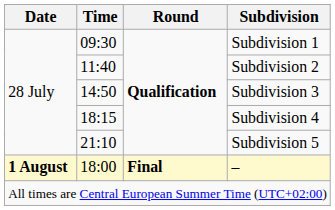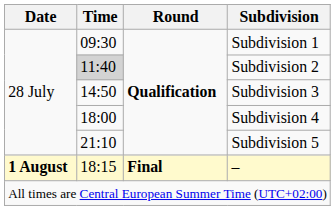(98, 67) no background -> (98, 67) lightgrey background
(98, 117) 18:15 -> (98, 117) 18:00
(98, 167) 18:00 -> (98, 167) 18:15
